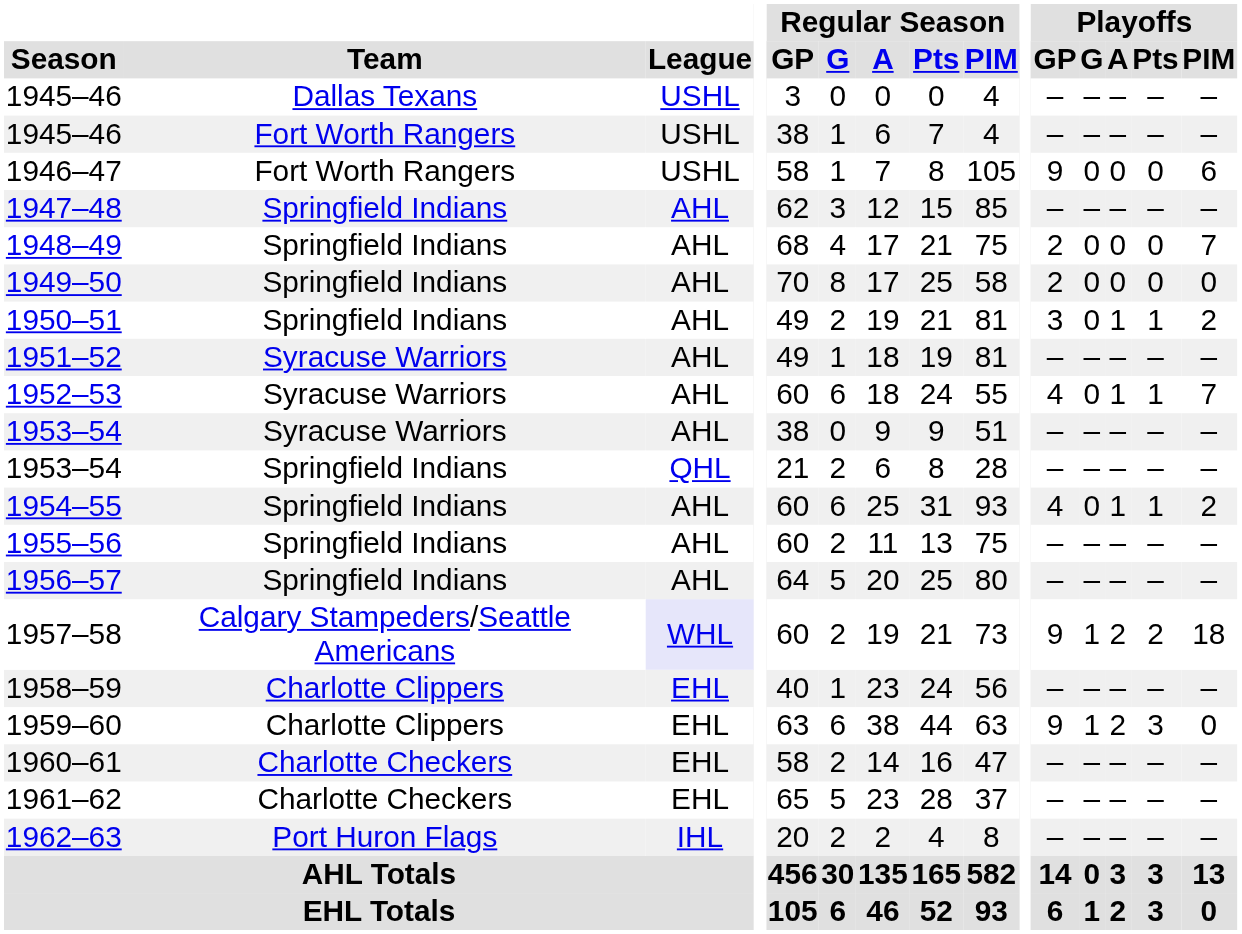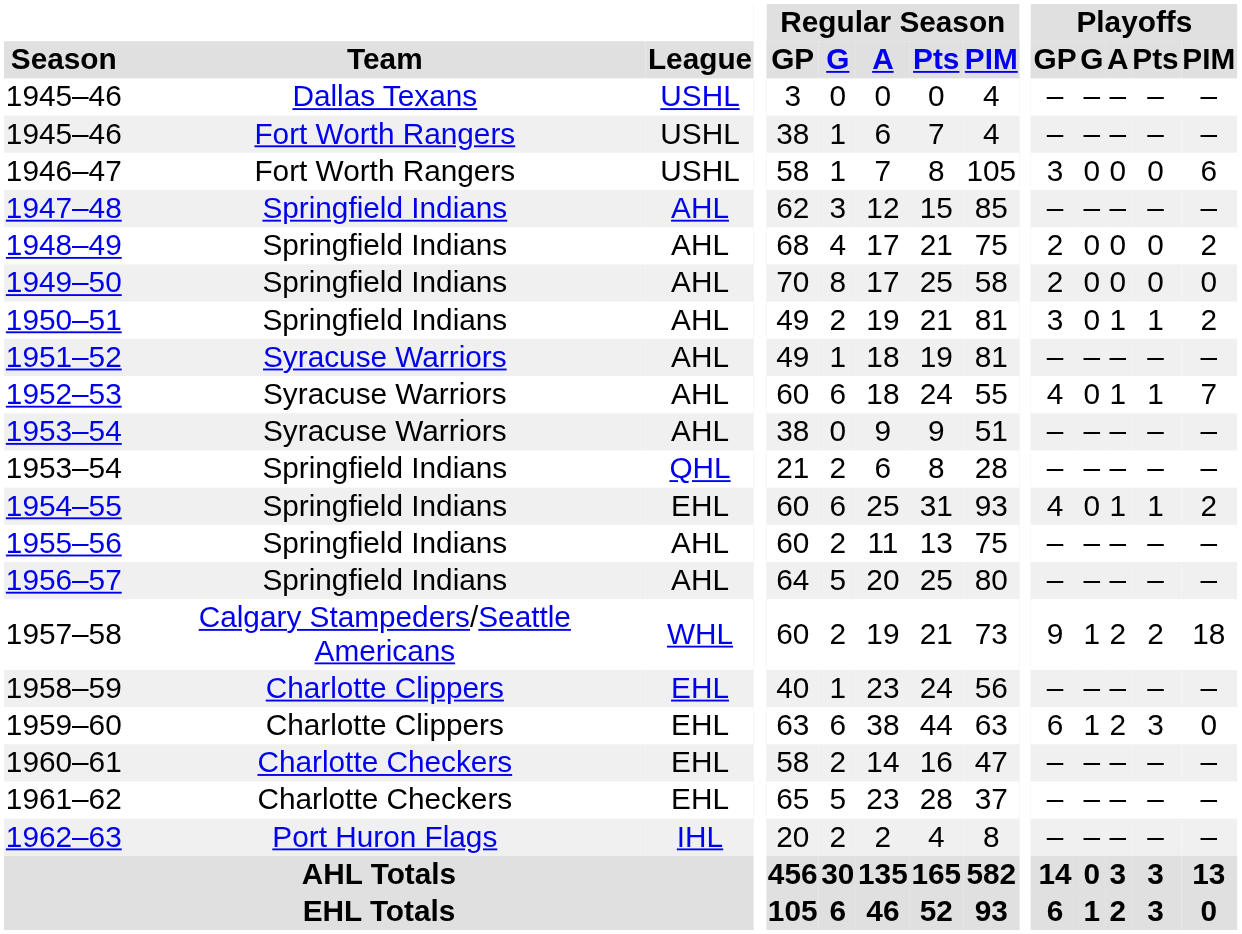(1055, 170) 9 -> (1055, 170) 3
(1209, 245) 7 -> (1209, 245) 2
(700, 505) AHL -> (700, 505) EHL
(700, 634) lavender background -> (700, 634) no background
(1055, 725) 9 -> (1055, 725) 6
